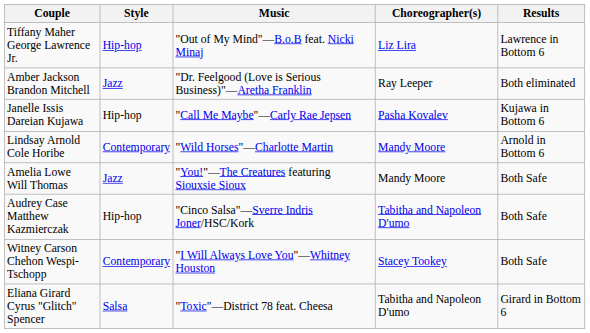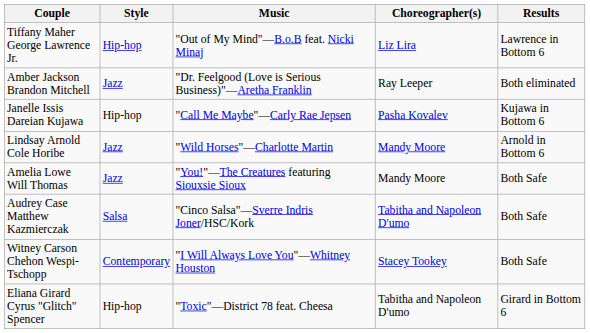(136, 146) Contemporary -> (113, 146) Jazz
(122, 216) Hip-hop -> (115, 216) Salsa
(115, 306) Salsa -> (122, 306) Hip-hop
